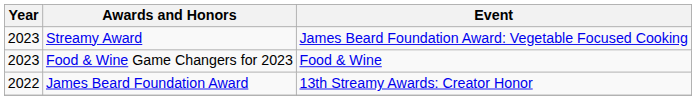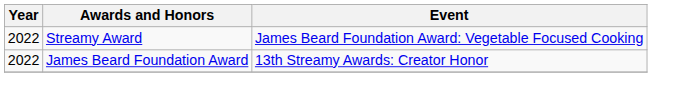(24, 38) 2023 -> (24, 38) 2022
- row: (169, 60)
